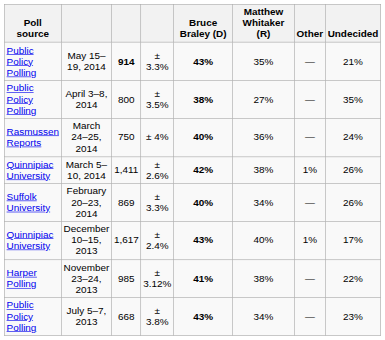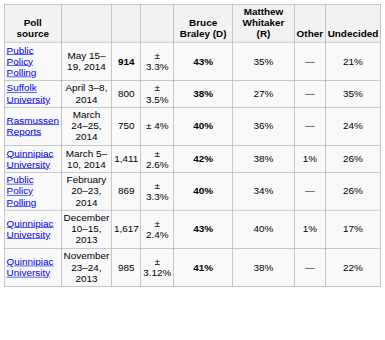(21, 99) Public Policy Polling -> (28, 94) Suffolk University
(28, 202) Suffolk University -> (21, 191) Public Policy Polling
(22, 278) Harper Polling -> (30, 267) Quinnipiac University
- row: (86, 316)
